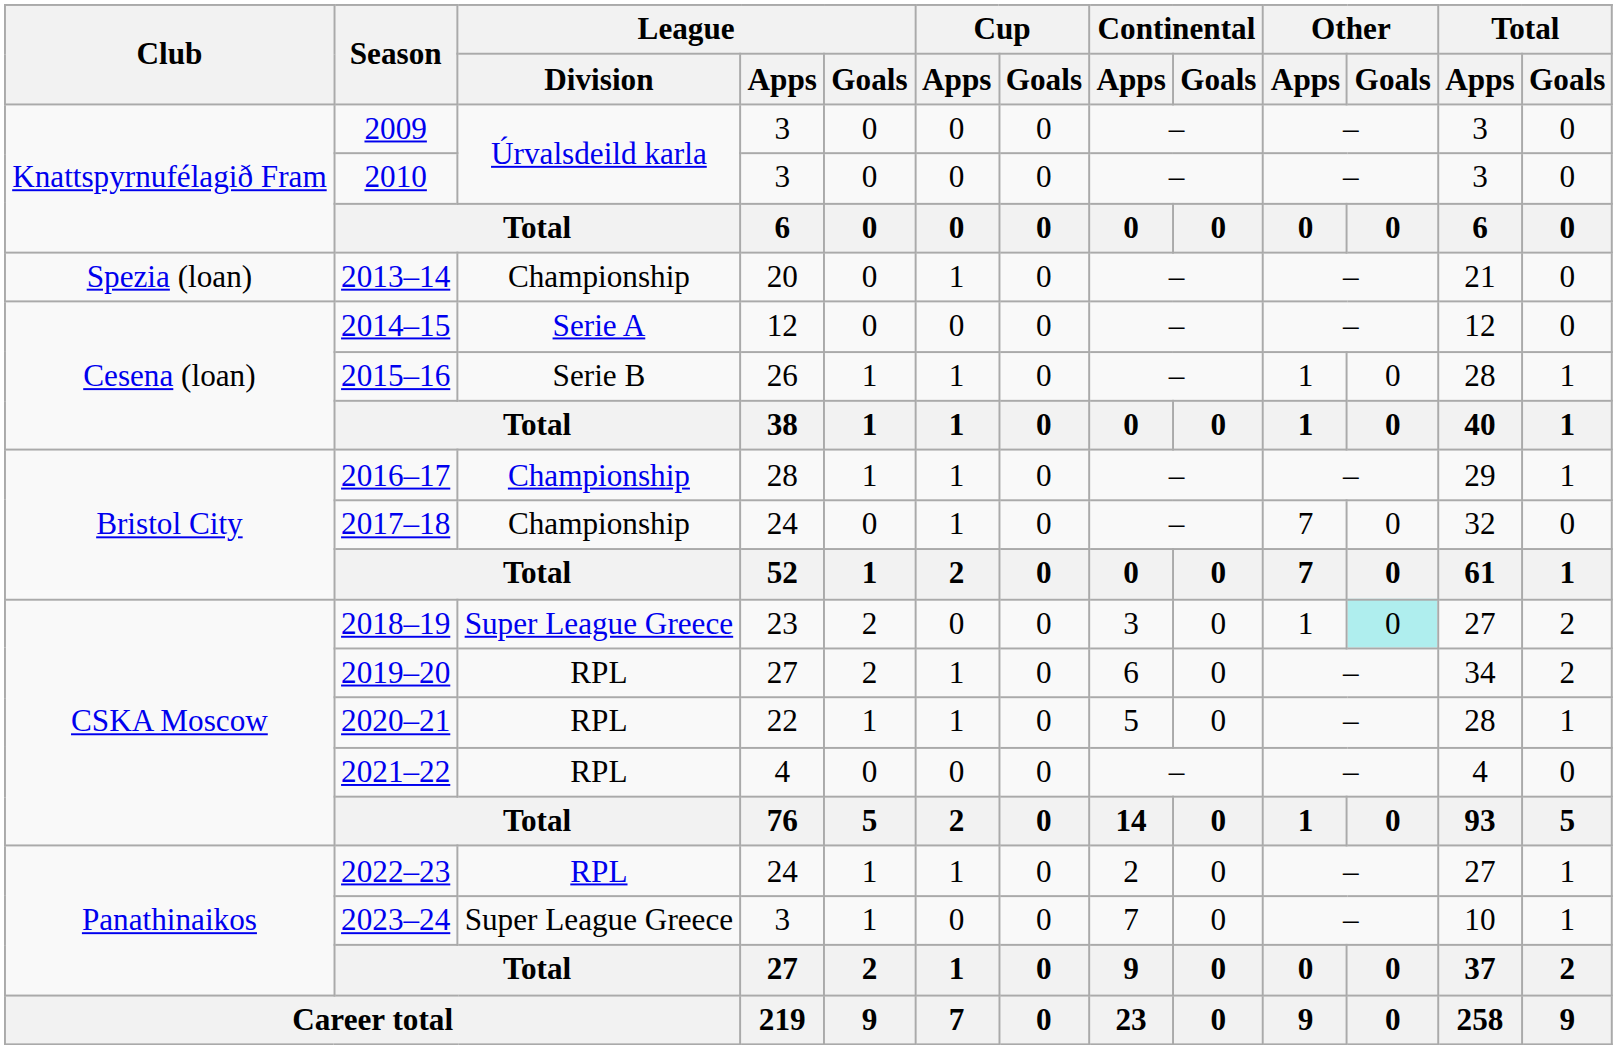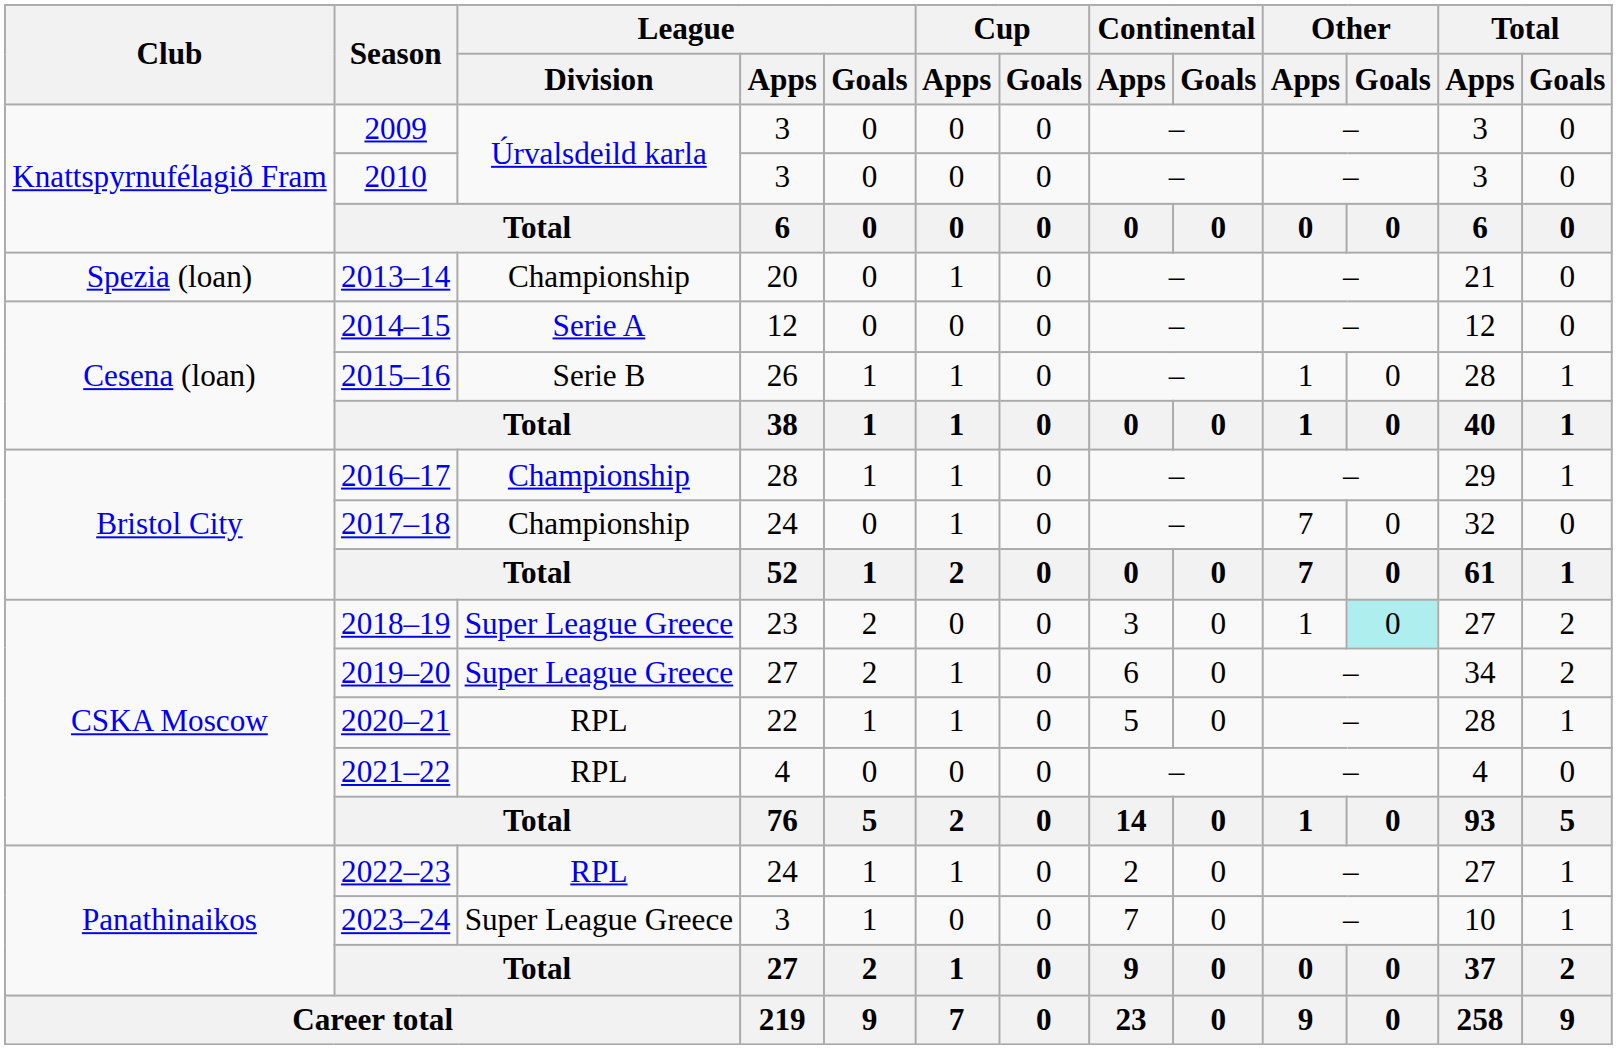(599, 672) RPL -> (599, 672) Super League Greece
